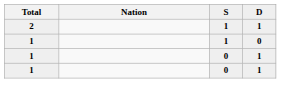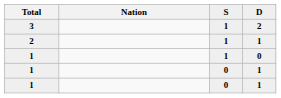+ row: (32, 26)
